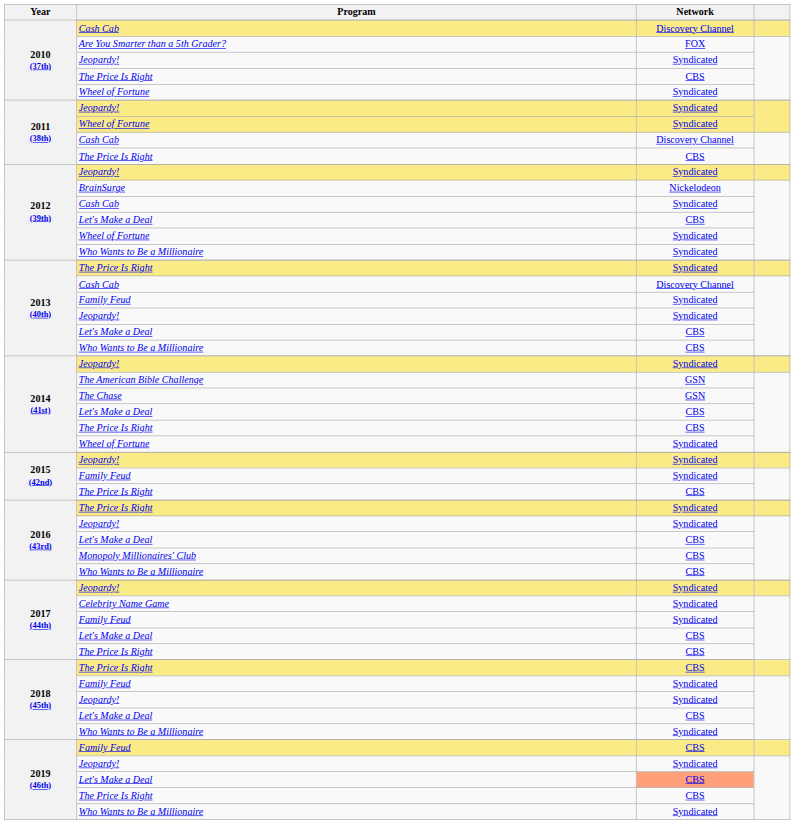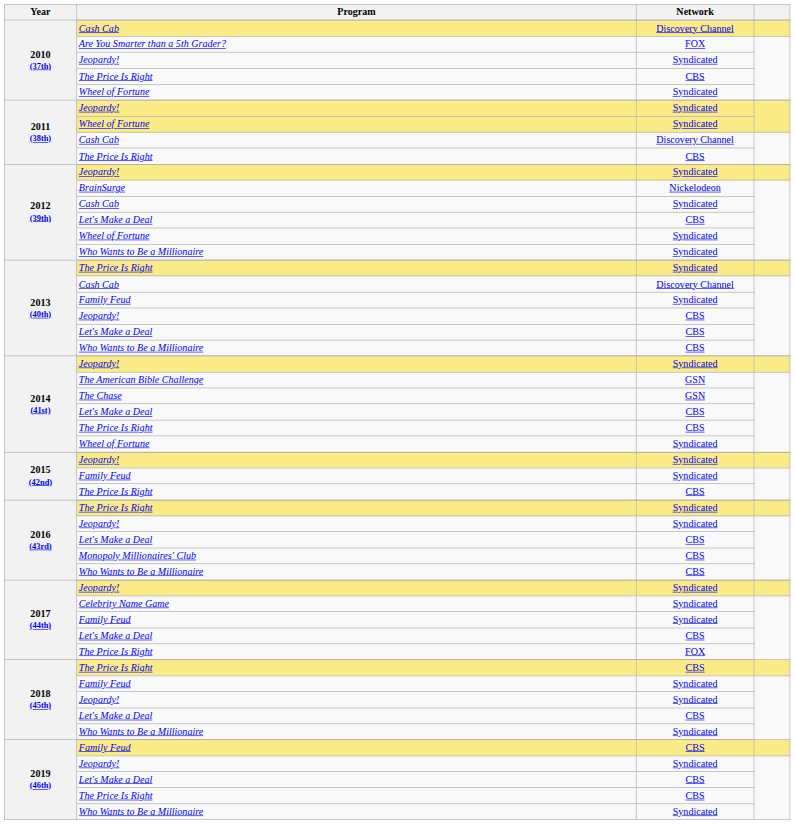(695, 316) Syndicated -> (695, 316) CBS
(695, 651) CBS -> (695, 651) FOX
(695, 779) lightsalmon background -> (695, 779) no background
